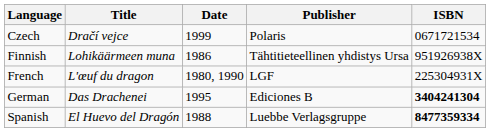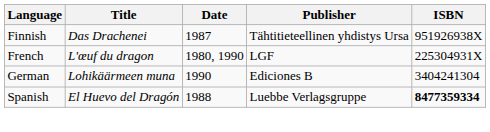- row: (24, 35)
(122, 55) Lohikäärmeen muna -> (108, 35) Das Drachenei
(198, 55) 1986 -> (198, 35) 1987
(108, 96) Das Drachenei -> (122, 76) Lohikäärmeen muna
(198, 96) 1995 -> (198, 76) 1990
(447, 96) bold -> (447, 76) normal
